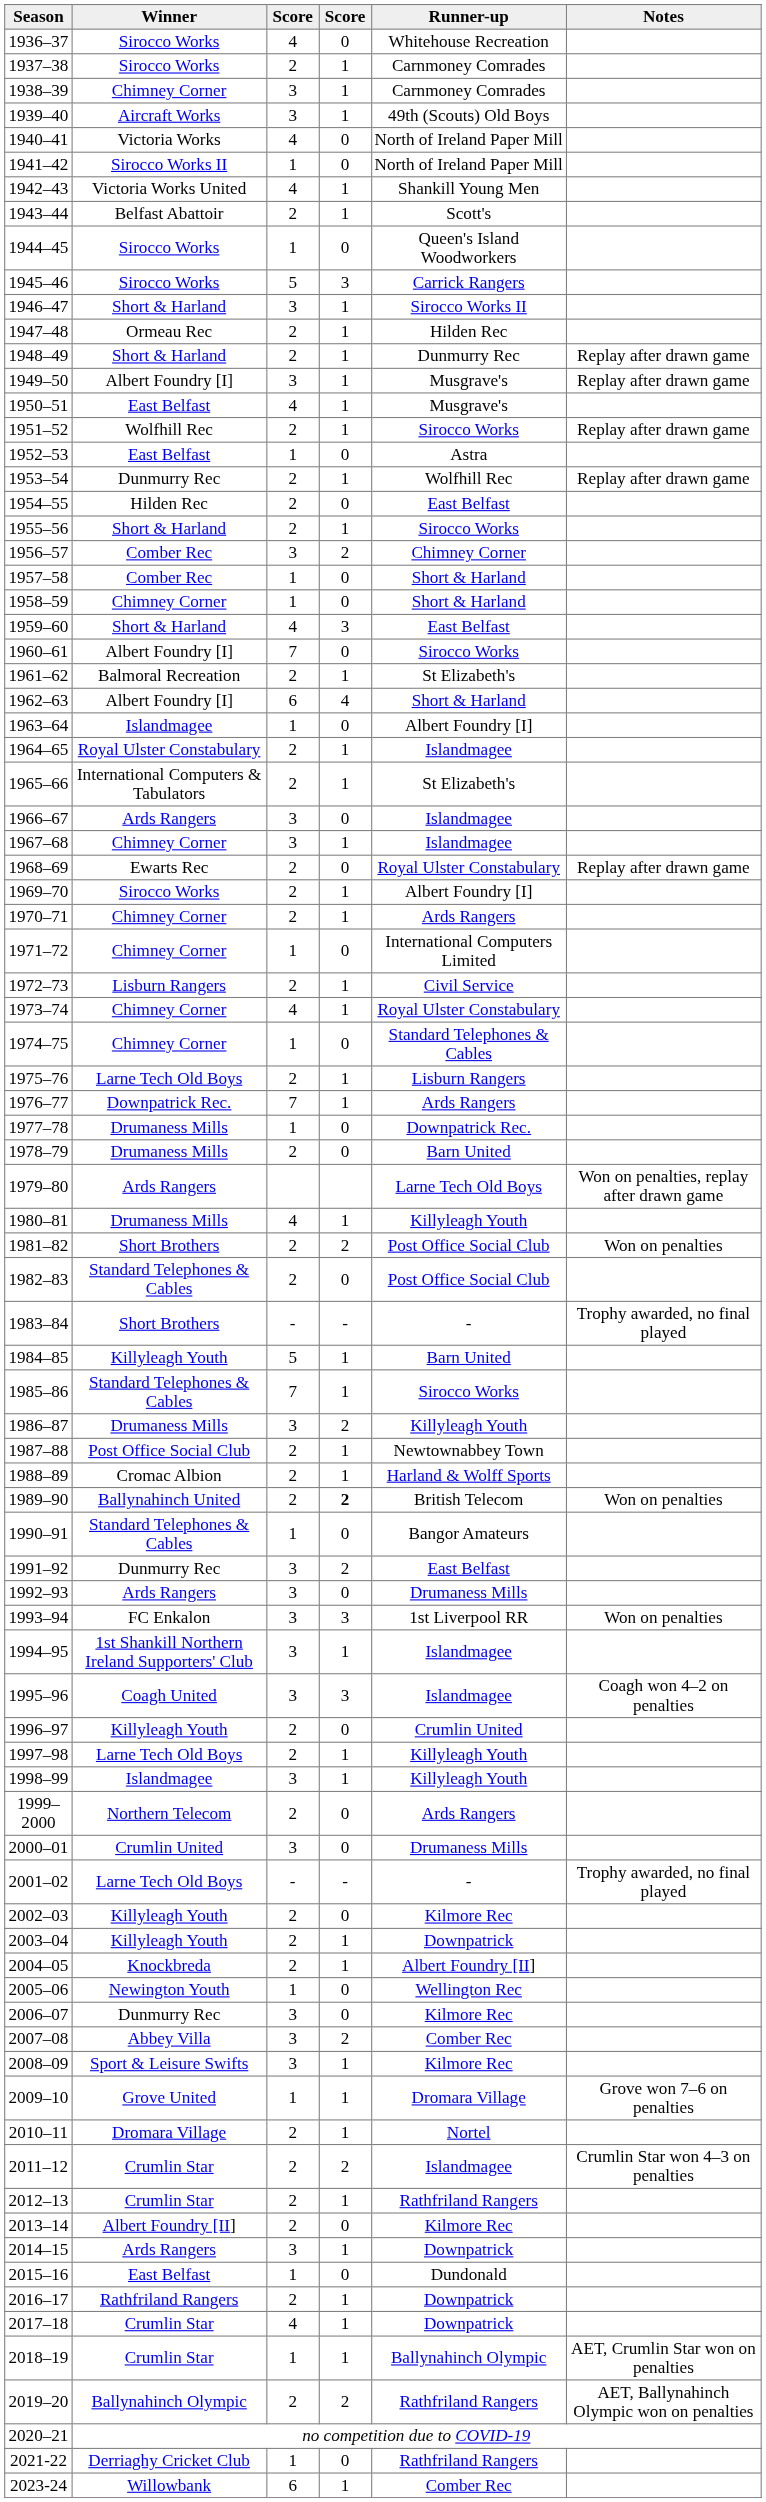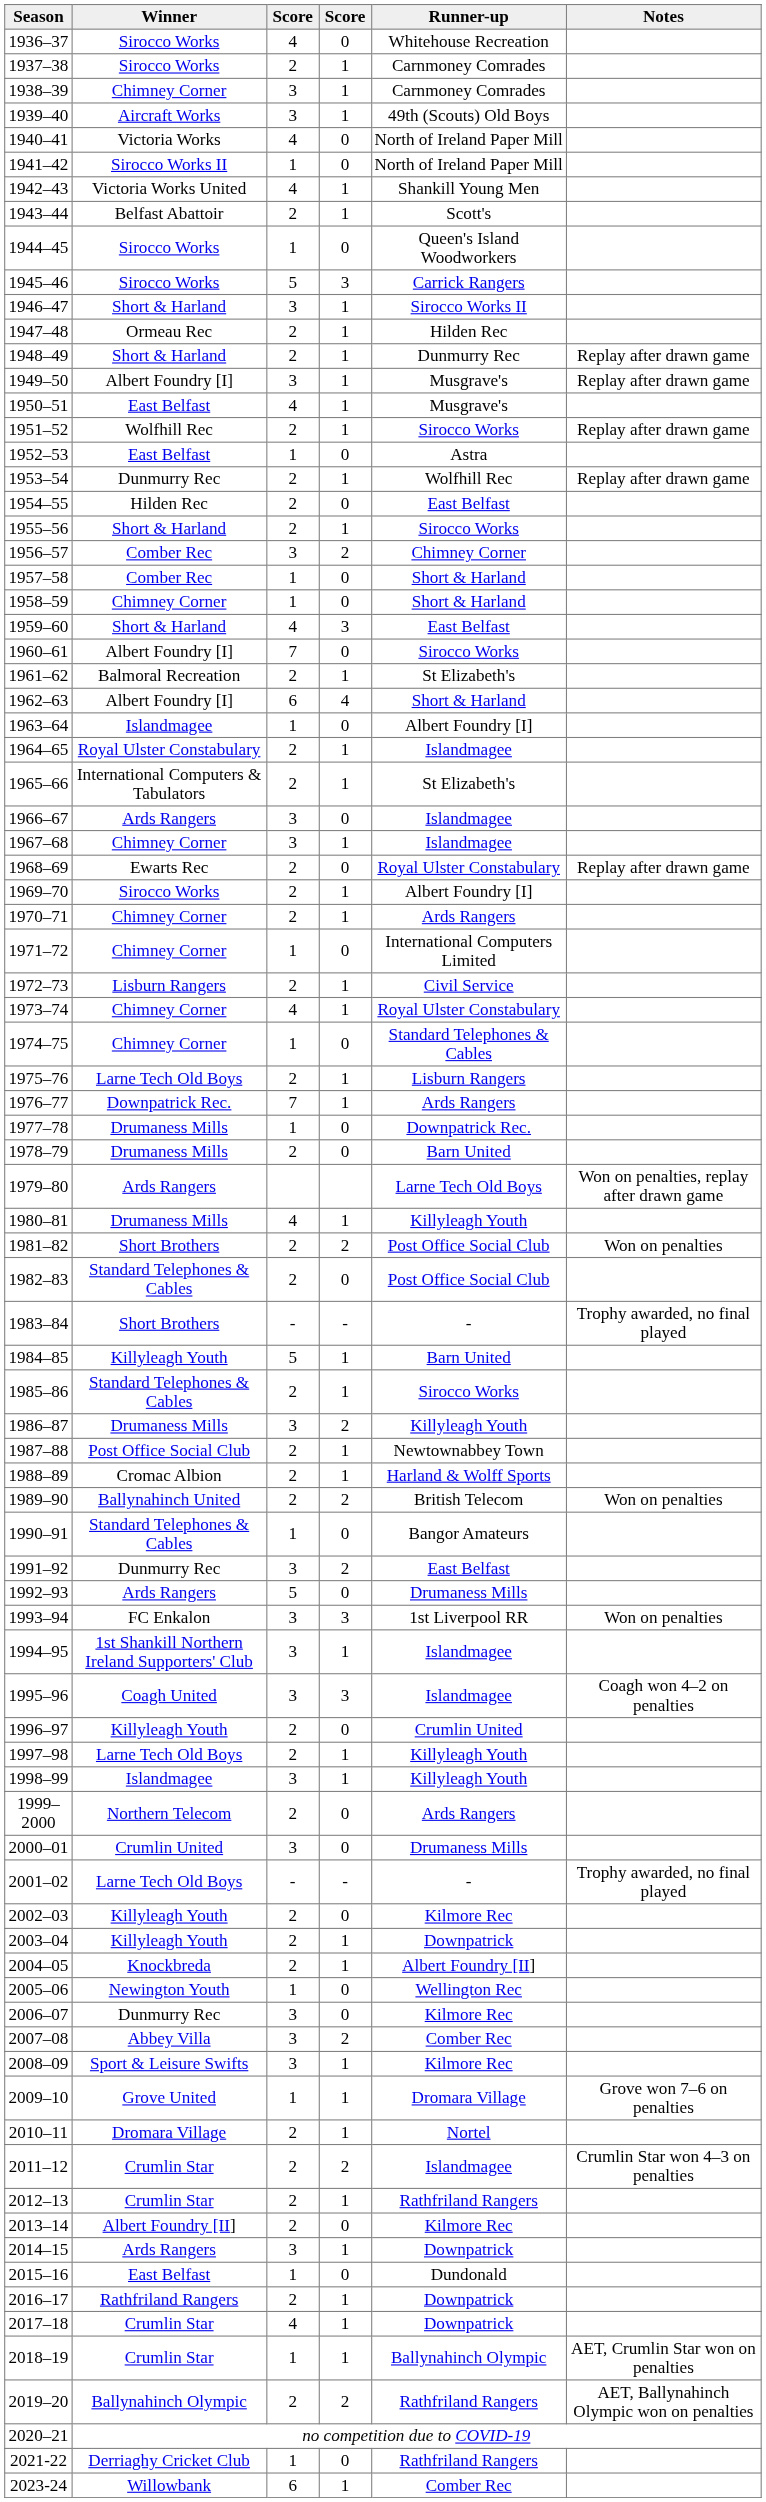(293, 1391) 7 -> (293, 1391) 2
(345, 1499) bold -> (345, 1499) normal
(293, 1592) 3 -> (293, 1592) 5
